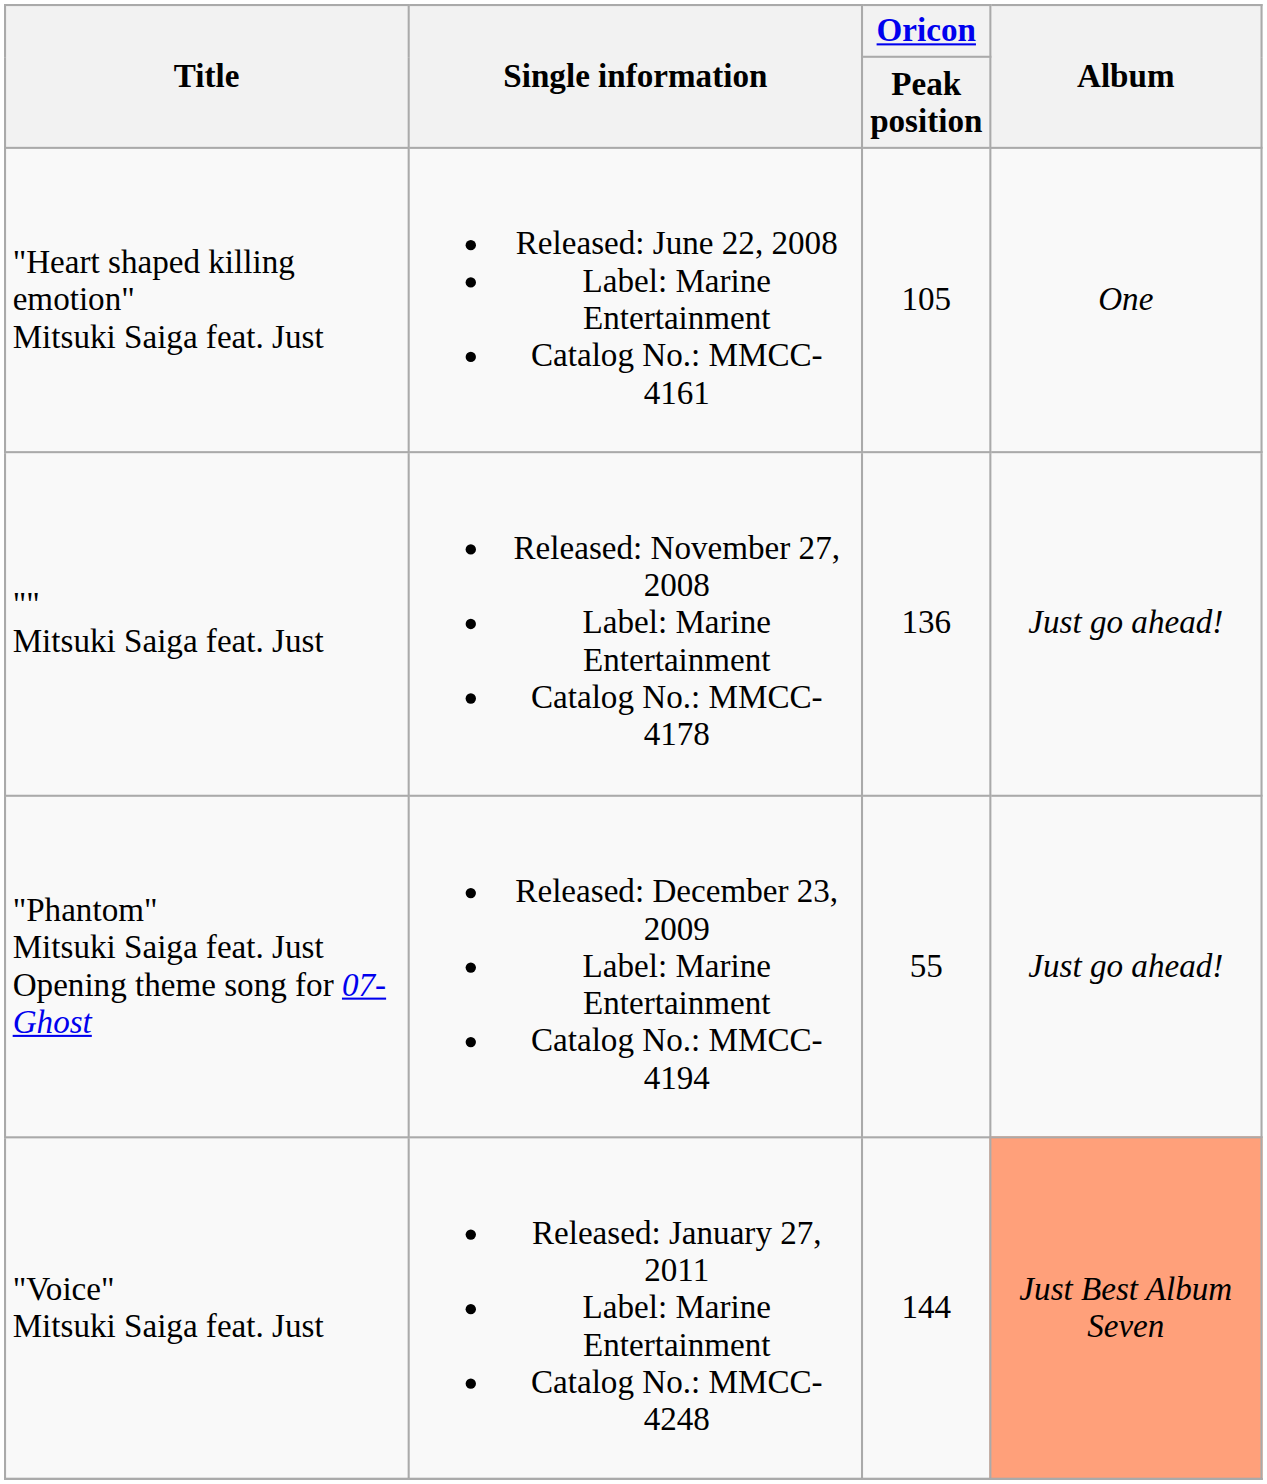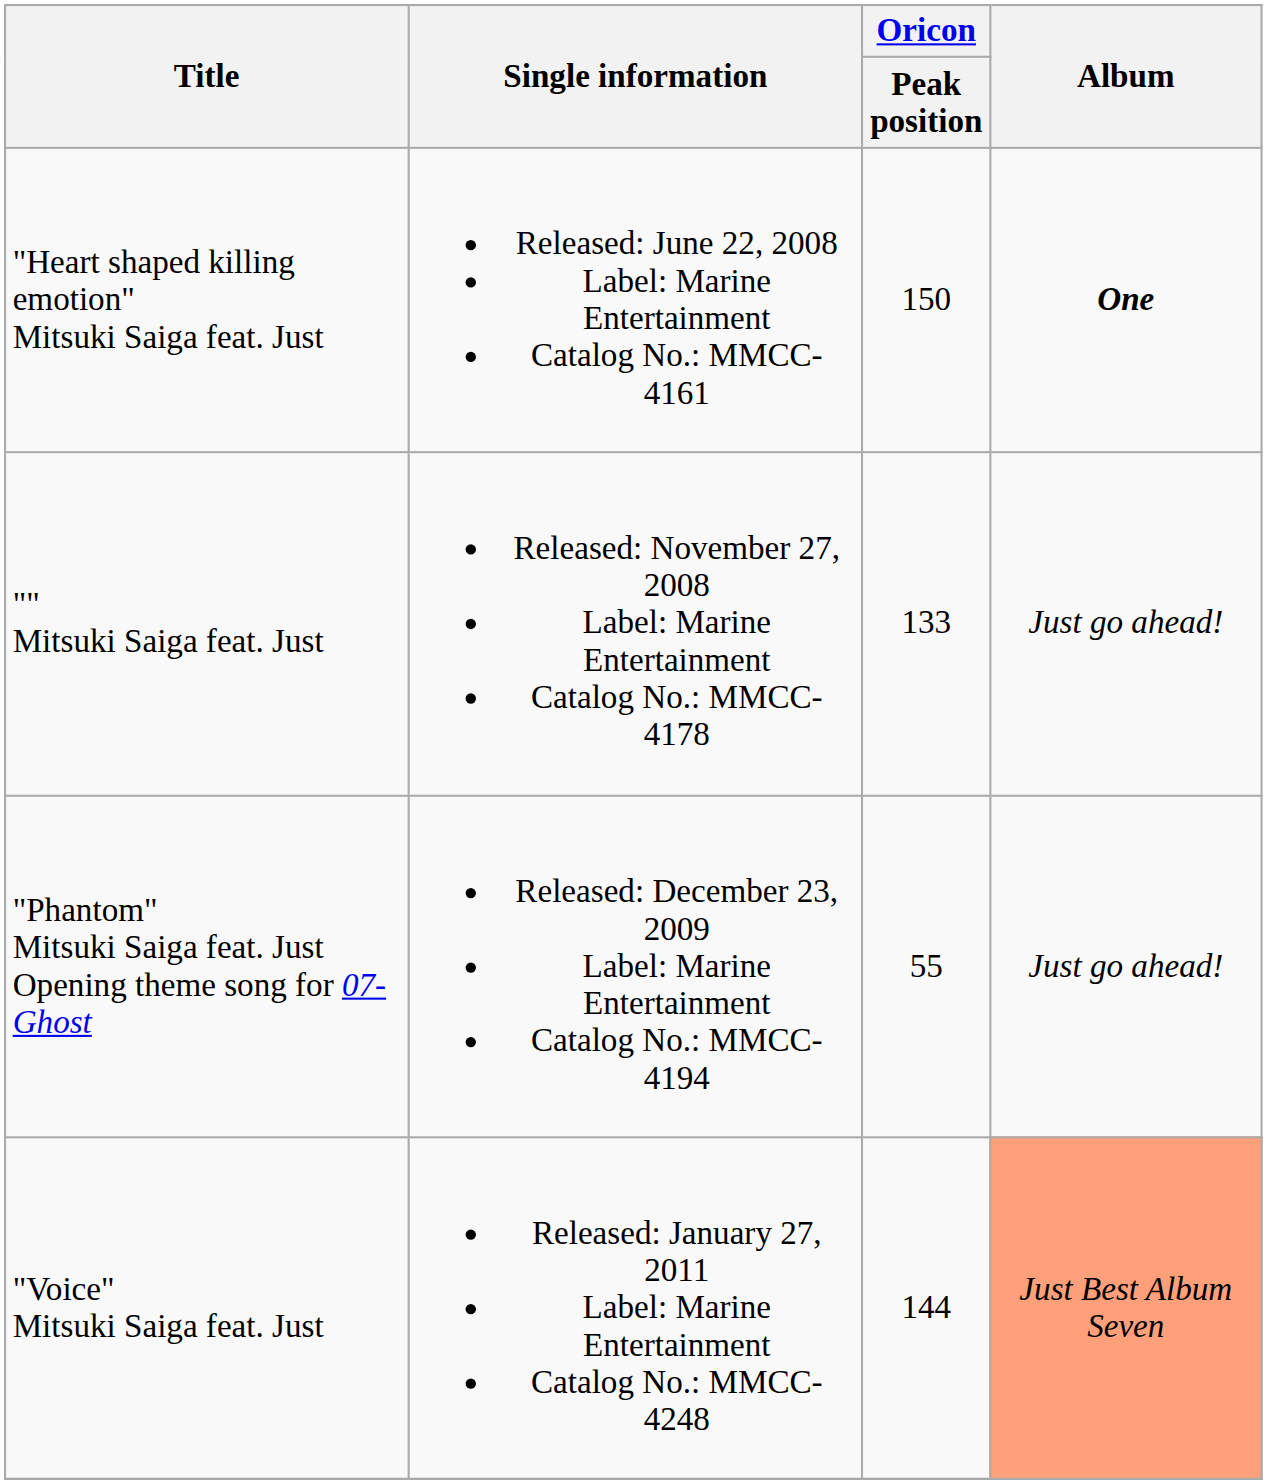(926, 299) 105 -> (926, 299) 150
(1126, 299) normal -> (1126, 299) bold
(926, 623) 136 -> (926, 623) 133
